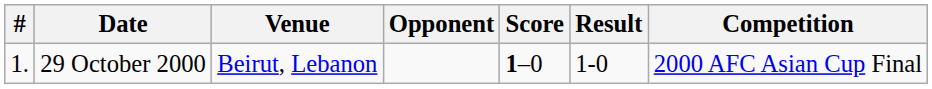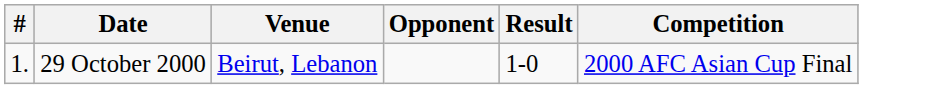- column: (535, 24)
